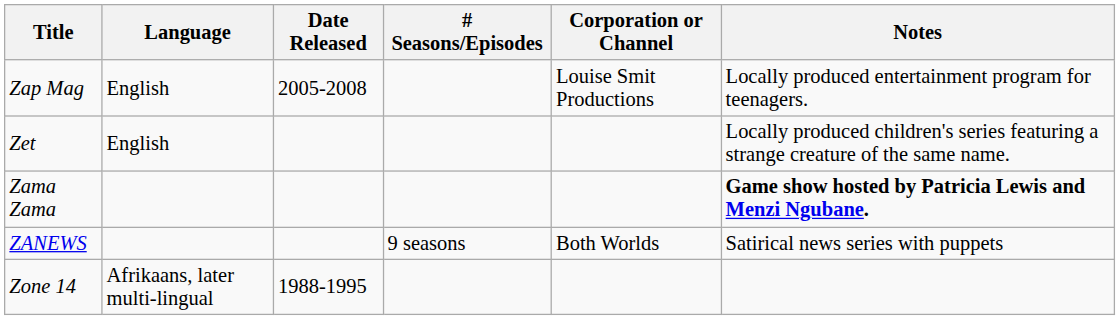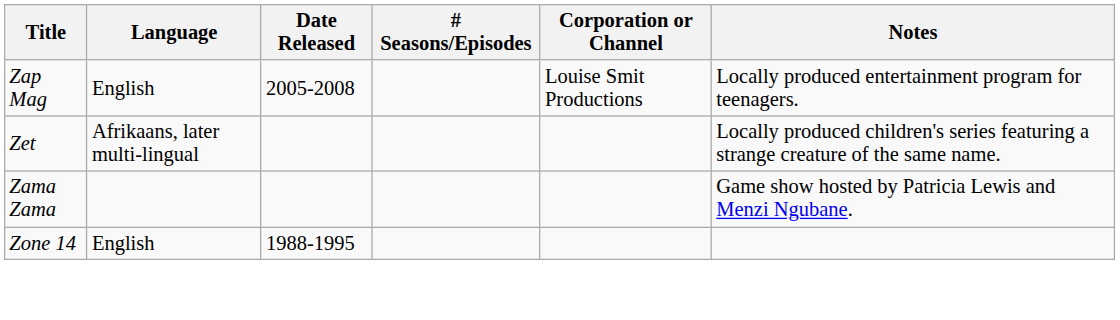(138, 143) English -> (156, 143) Afrikaans, later multi-lingual
(905, 198) bold -> (886, 198) normal
- row: (48, 242)
(170, 286) Afrikaans, later multi-lingual -> (123, 242) English
